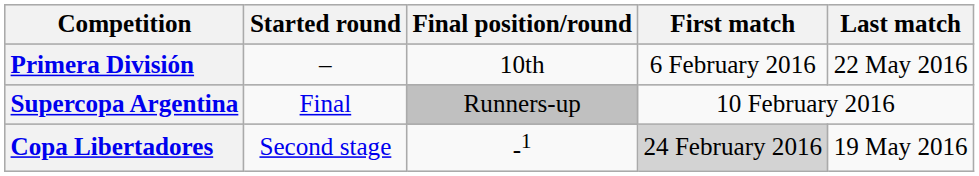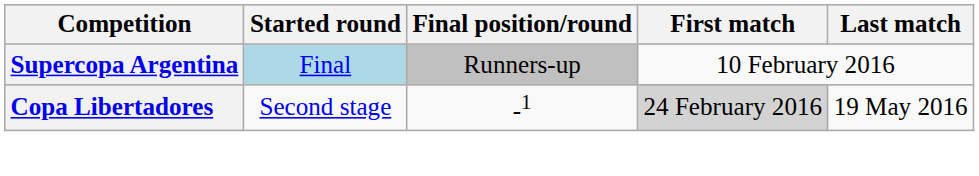- row: (102, 64)
(325, 104) no background -> (325, 64) lightblue background
